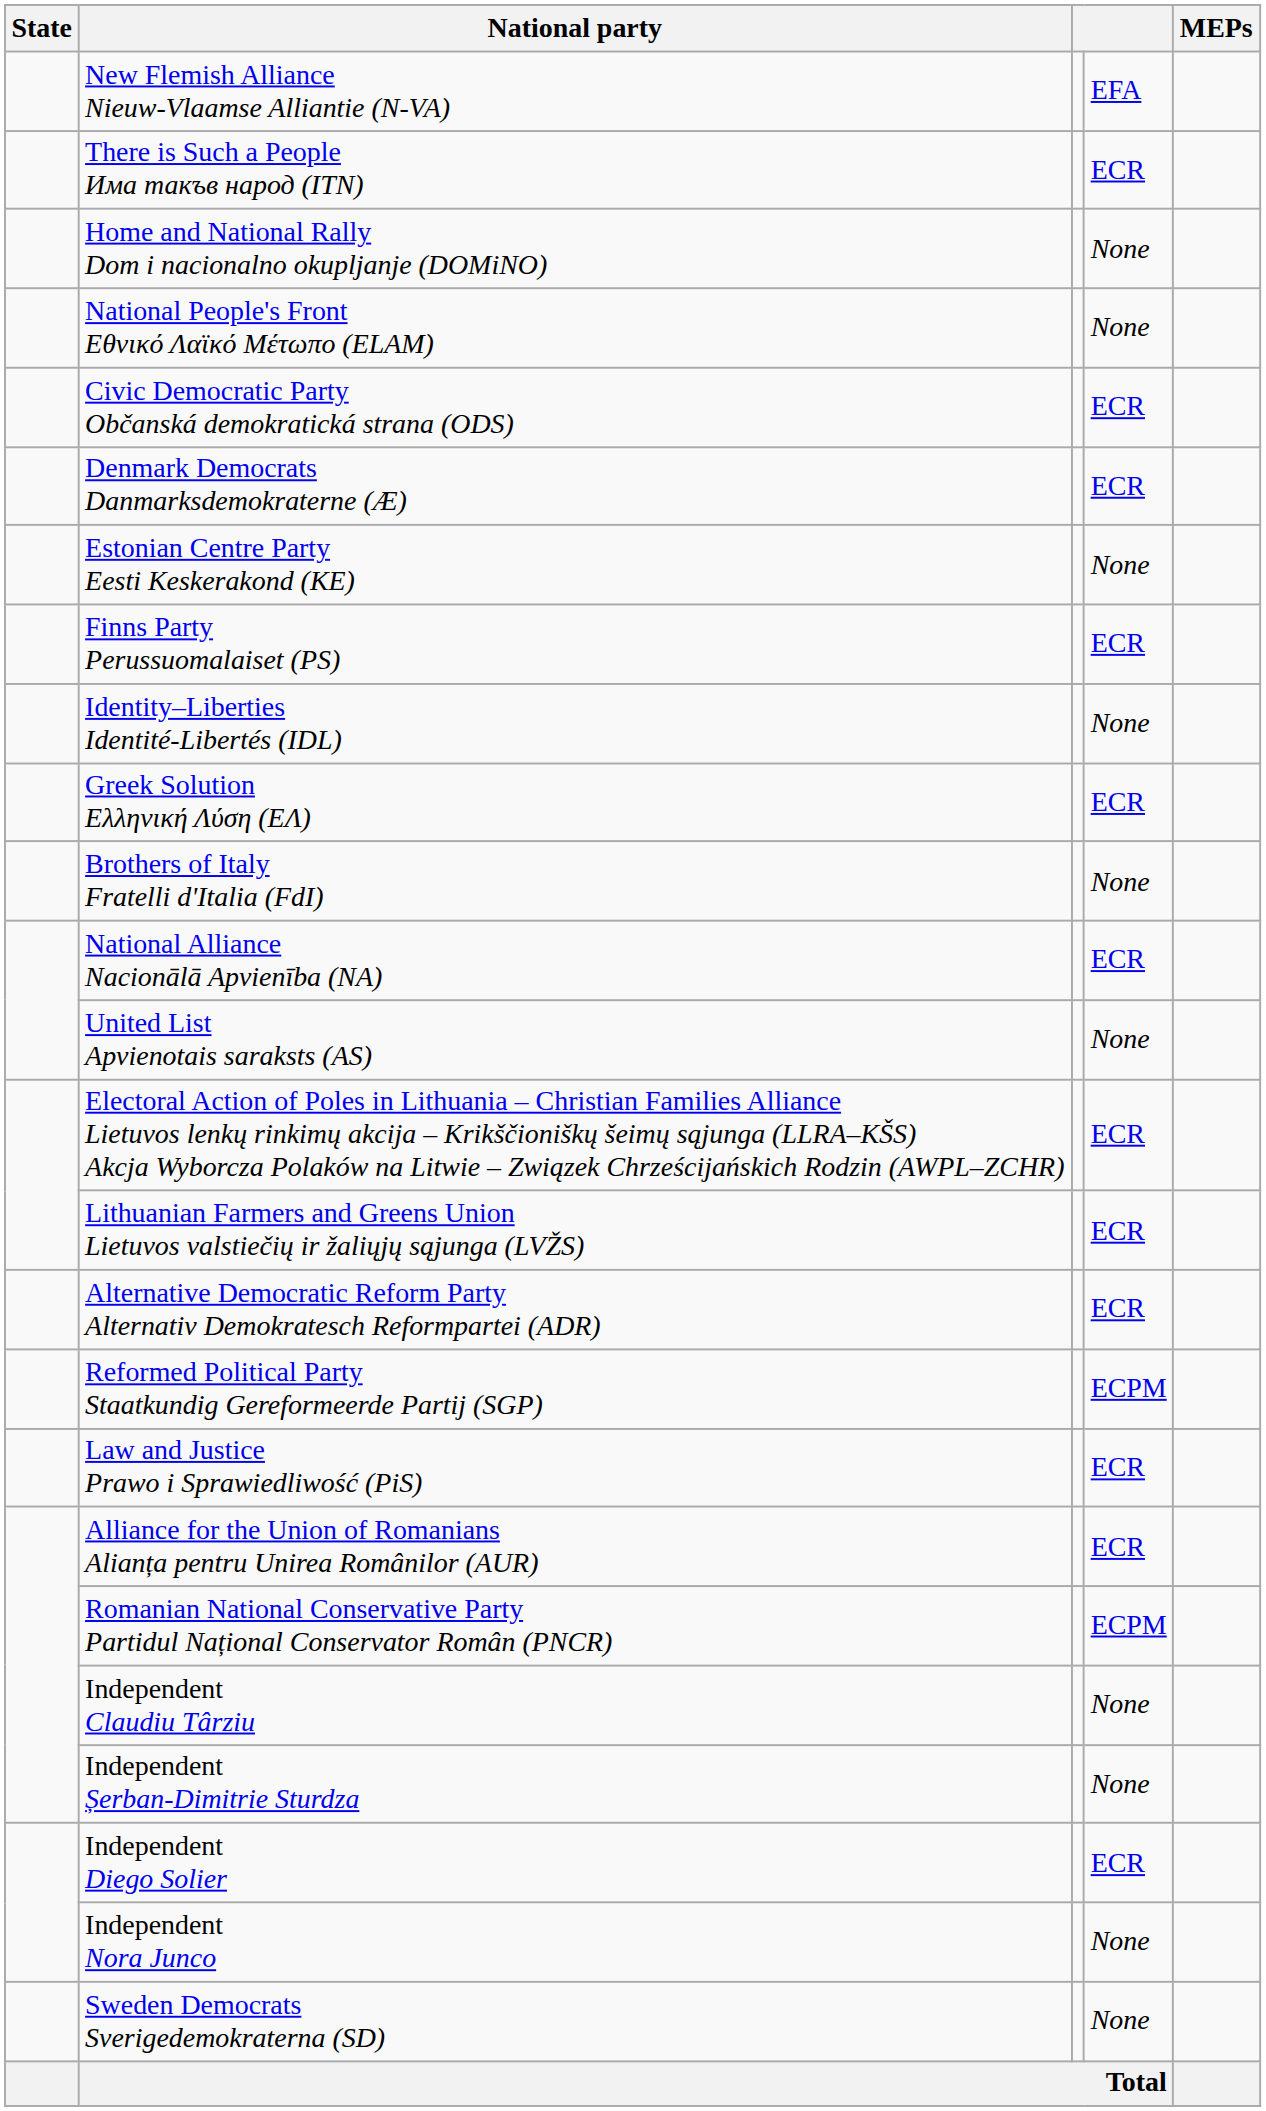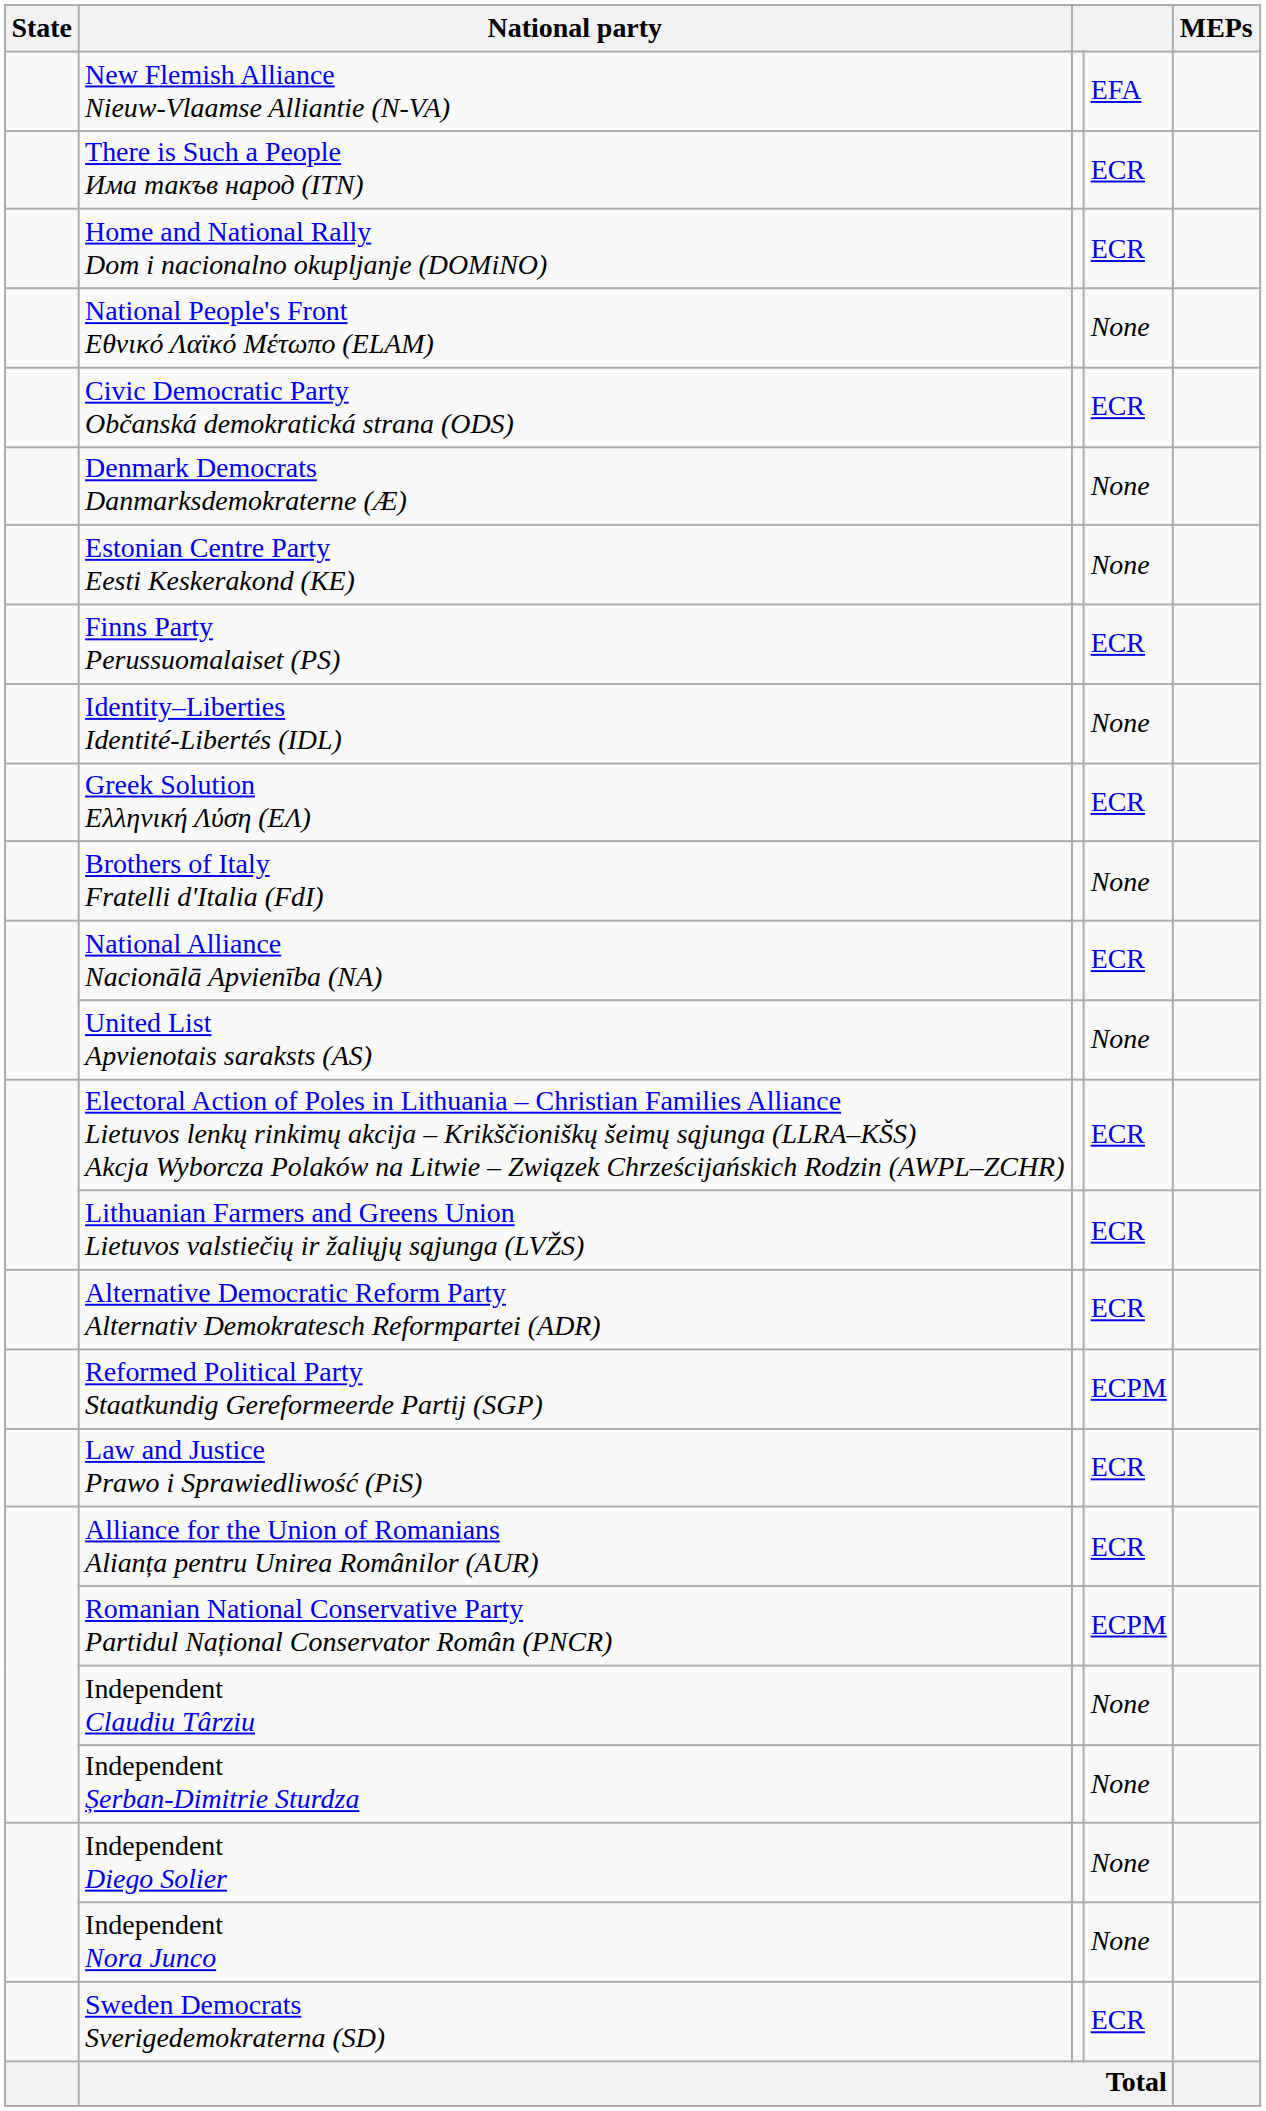(1120, 248) None -> (1118, 248) ECR
(1118, 485) ECR -> (1120, 485) None
(1118, 1862) ECR -> (1120, 1862) None
(1120, 2020) None -> (1118, 2020) ECR
